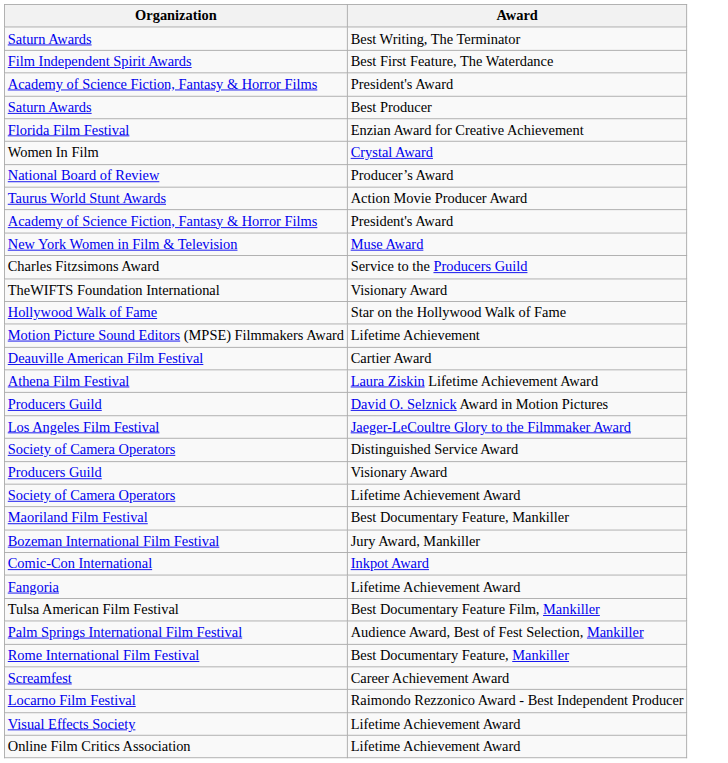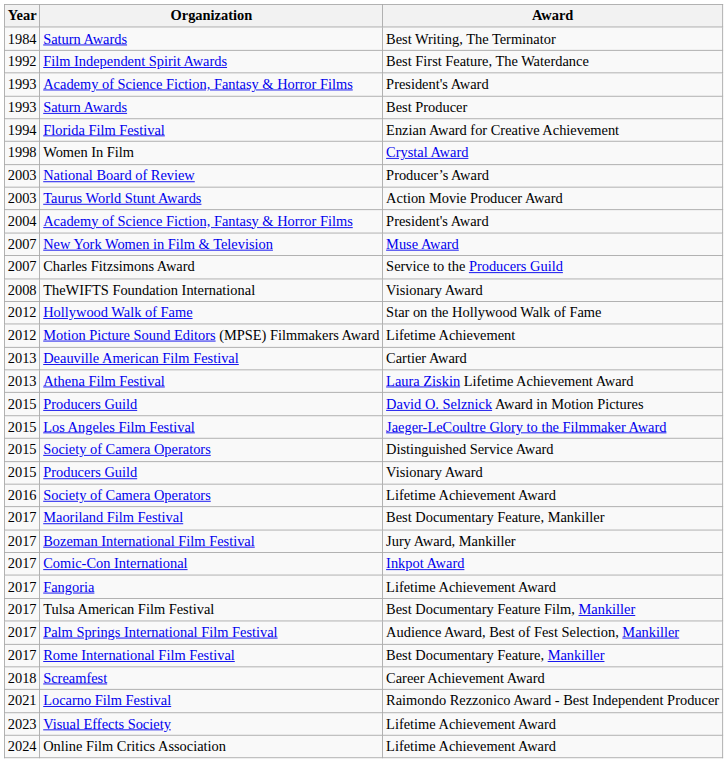+ column: (22, 15)
